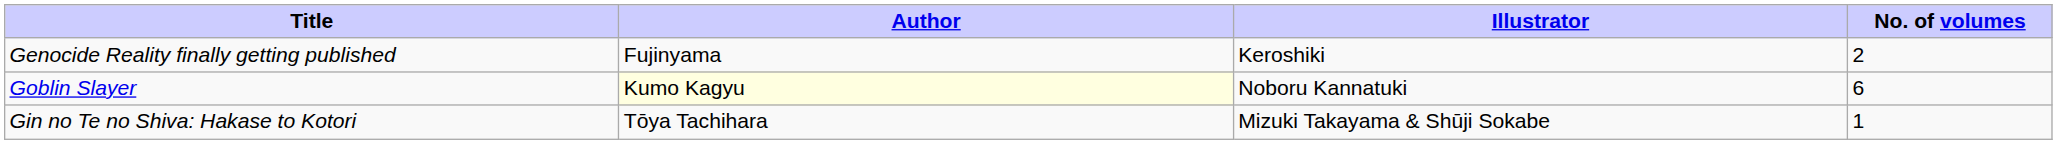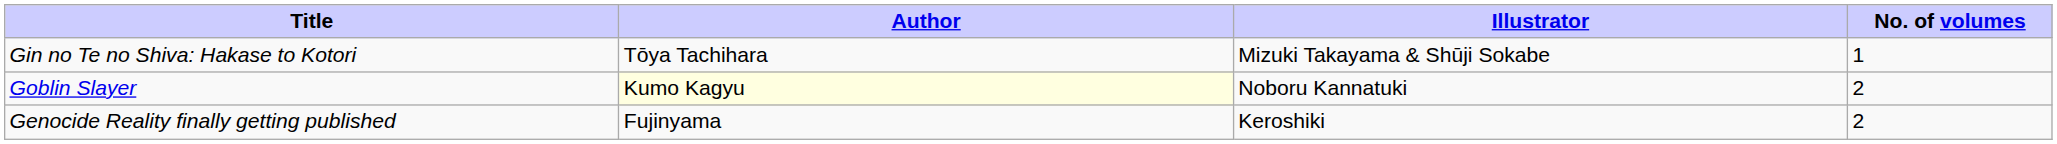rows swapped: (183, 121) <-> (203, 54)
(1858, 88) 6 -> (1858, 88) 2
